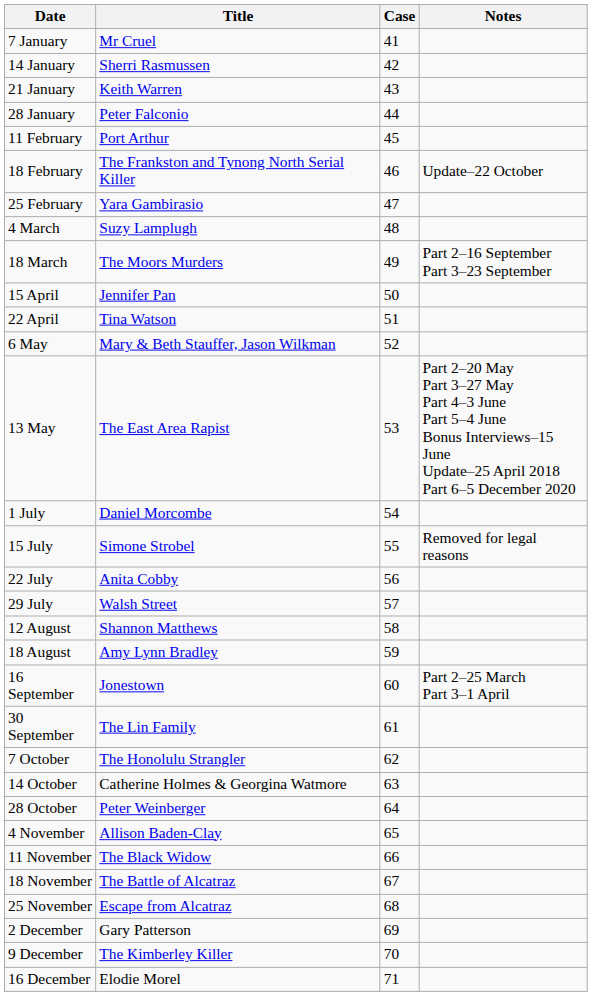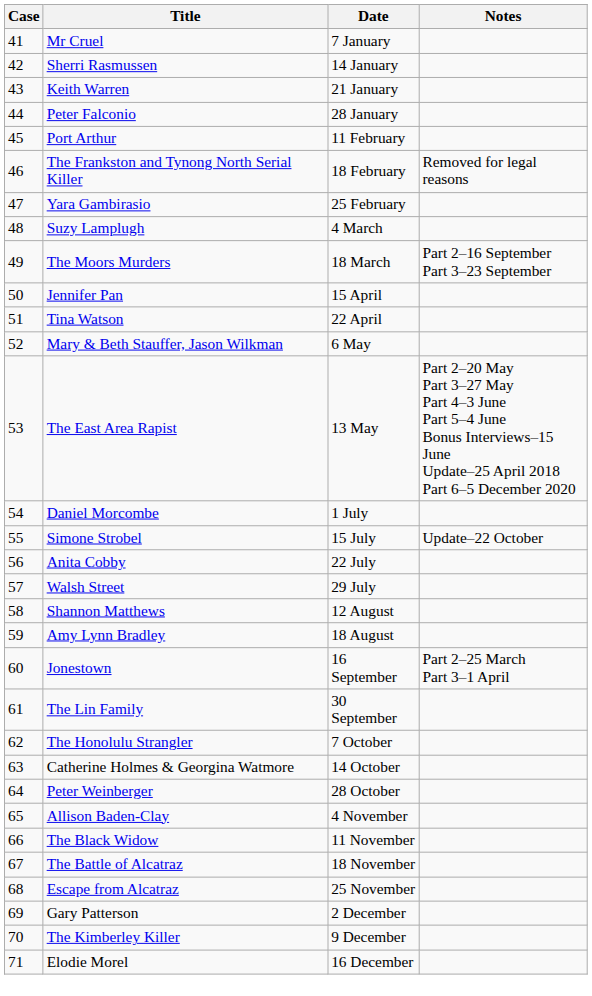columns swapped: (400, 16) <-> (50, 16)
(483, 171) Update–22 October -> (480, 171) Removed for legal reasons
(480, 546) Removed for legal reasons -> (483, 537) Update–22 October
